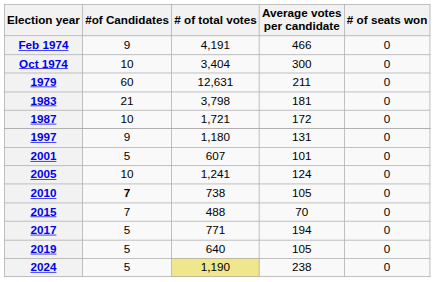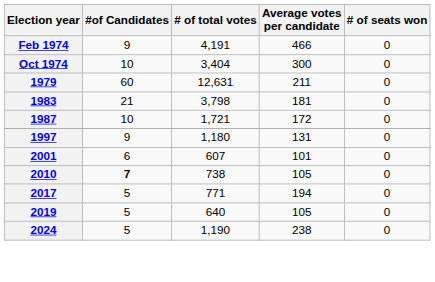(127, 156) 5 -> (127, 156) 6
- row: (43, 175)
- row: (43, 212)
(215, 267) khaki background -> (215, 230) no background
